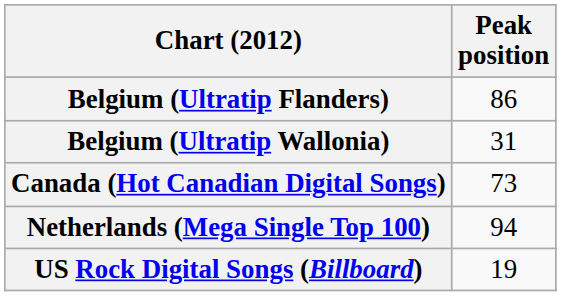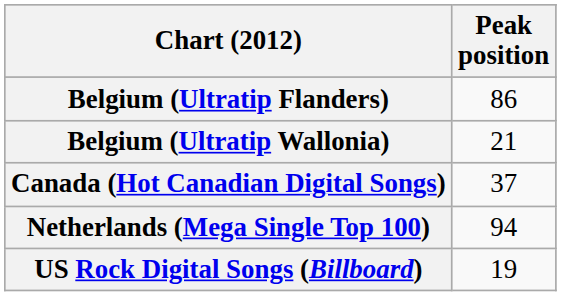(504, 141) 31 -> (504, 141) 21
(504, 183) 73 -> (504, 183) 37
